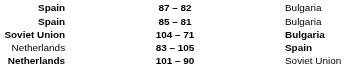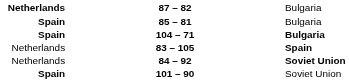(52, 8) Spain -> (36, 8) Netherlands
(35, 34) Soviet Union -> (52, 34) Spain
+ row: (175, 60)
(36, 60) Netherlands -> (52, 74) Spain
